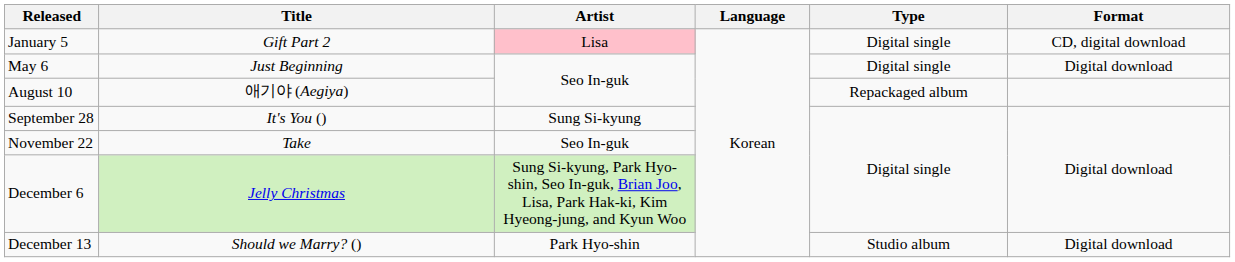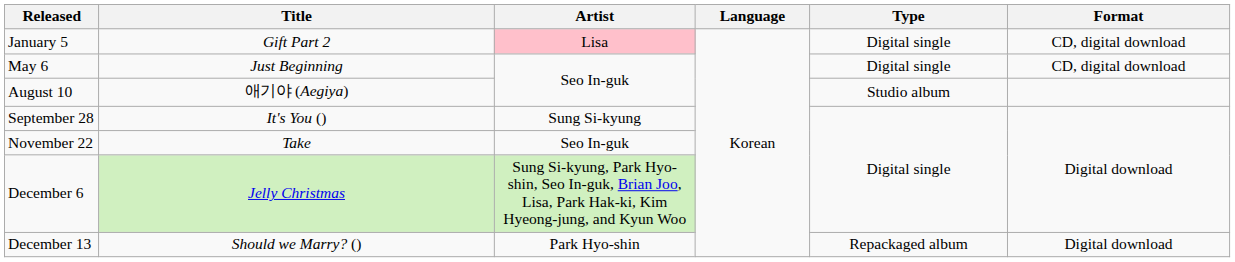(1118, 66) Digital download -> (1118, 66) CD, digital download
(909, 92) Repackaged album -> (908, 92) Studio album
(908, 244) Studio album -> (909, 244) Repackaged album
